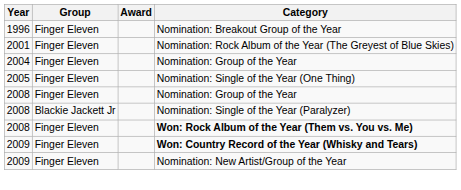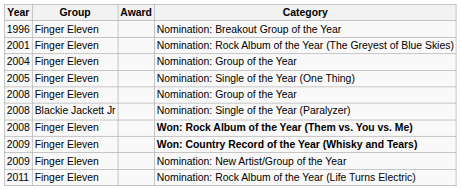+ row: (18, 177)
